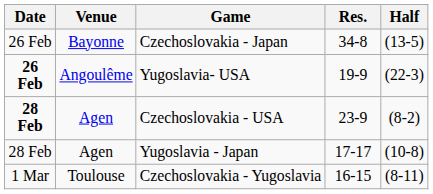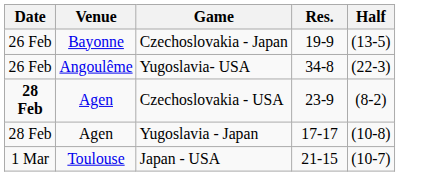(353, 41) 34-8 -> (320, 41) 19-9
(30, 75) bold -> (30, 66) normal
(353, 75) 19-9 -> (320, 66) 34-8
+ row: (180, 158)
- row: (231, 176)
